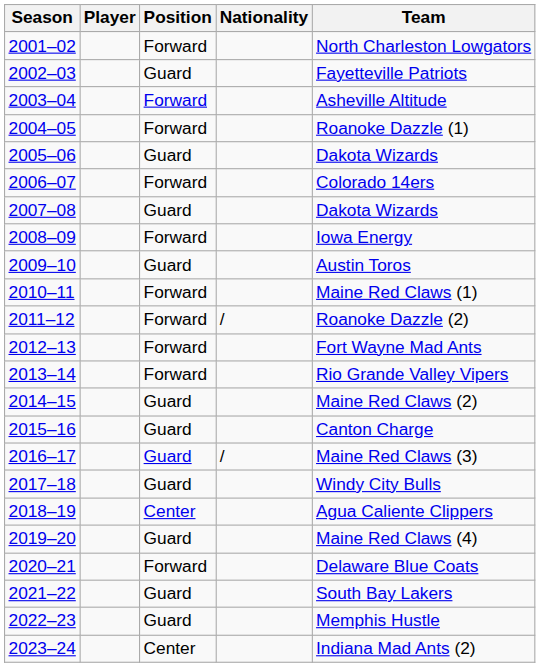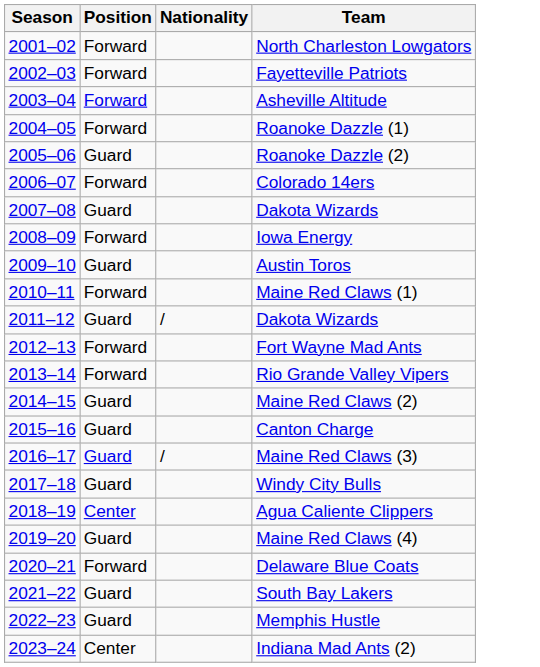- column: (110, 18)
(168, 73) Guard -> (115, 73) Forward
(377, 155) Dakota Wizards -> (333, 155) Roanoke Dazzle (2)
(175, 319) Forward -> (108, 319) Guard
(392, 319) Roanoke Dazzle (2) -> (317, 319) Dakota Wizards
